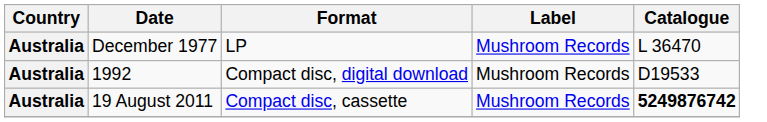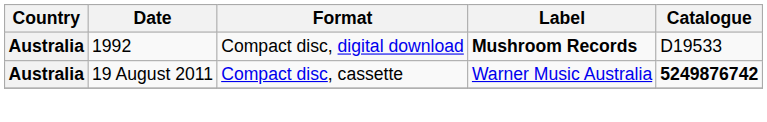- row: (155, 46)
(553, 74) normal -> (555, 46) bold
(553, 102) Mushroom Records -> (562, 74) Warner Music Australia
